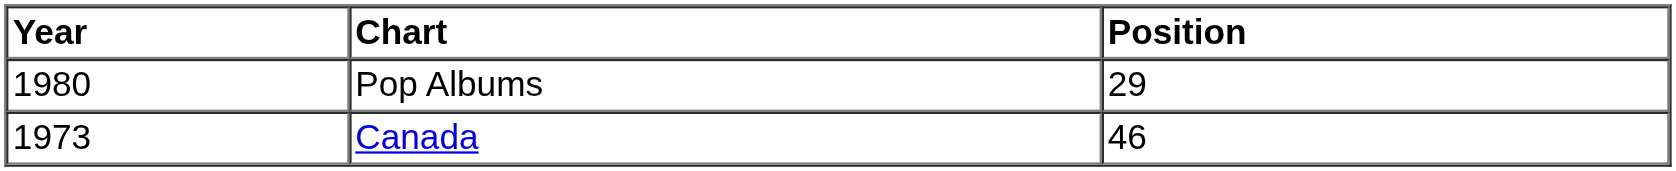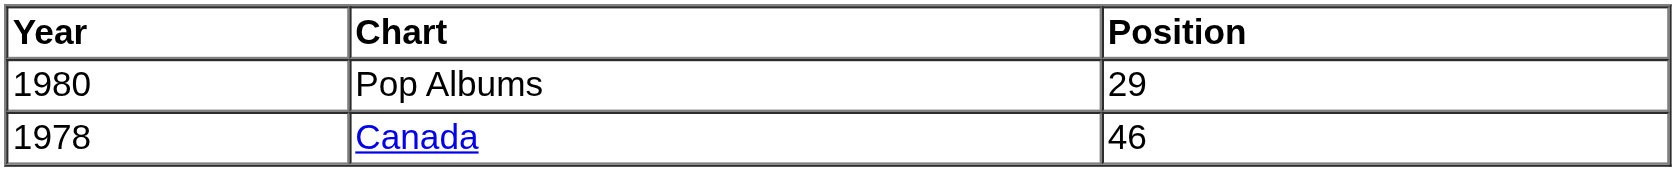(52, 137) 1973 -> (52, 137) 1978
